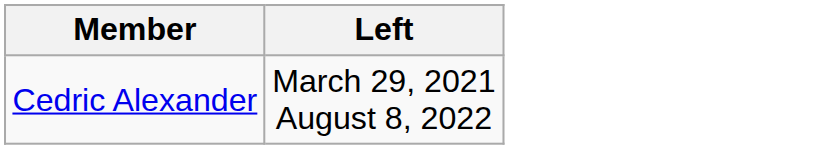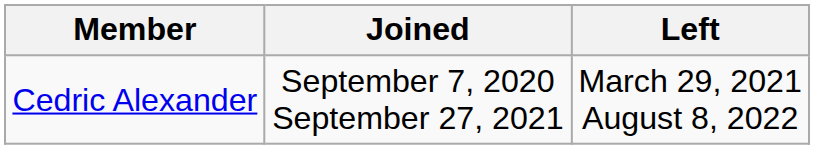+ column: (418, 30)
